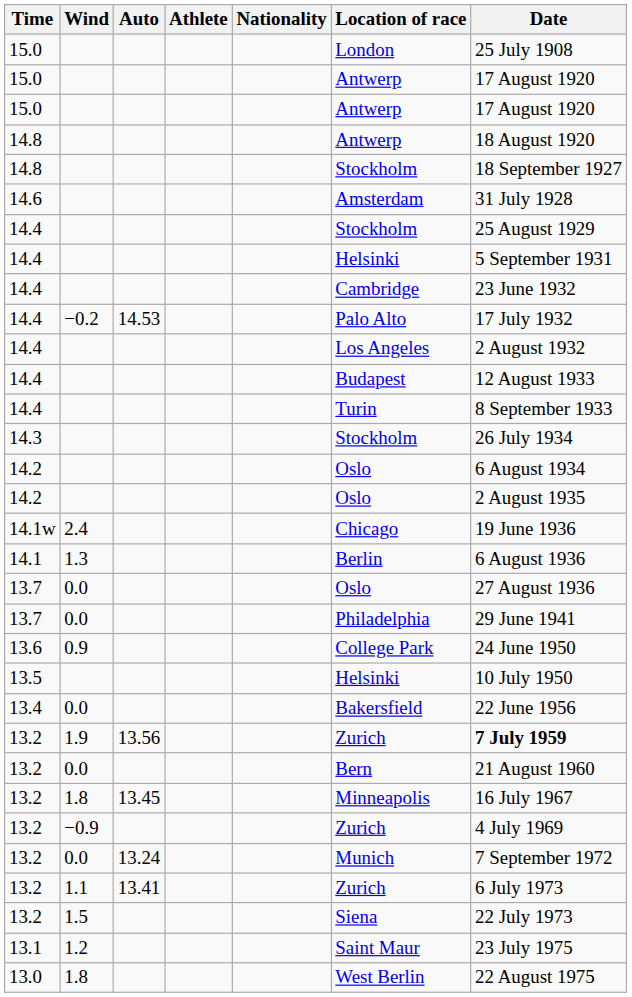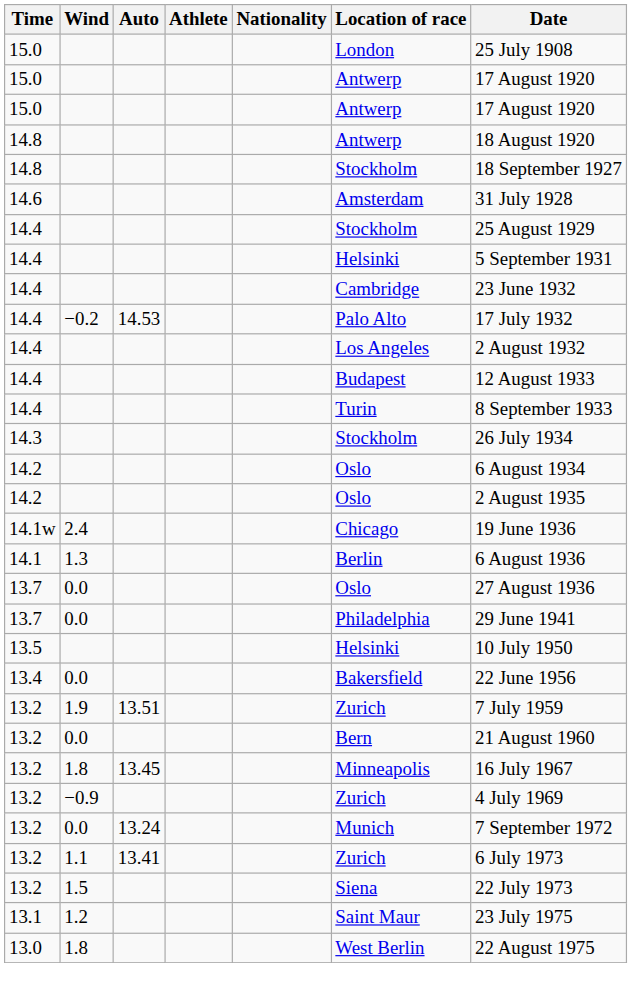- row: (25, 648)
(139, 738) 13.56 -> (139, 708) 13.51
(521, 738) bold -> (519, 708) normal
